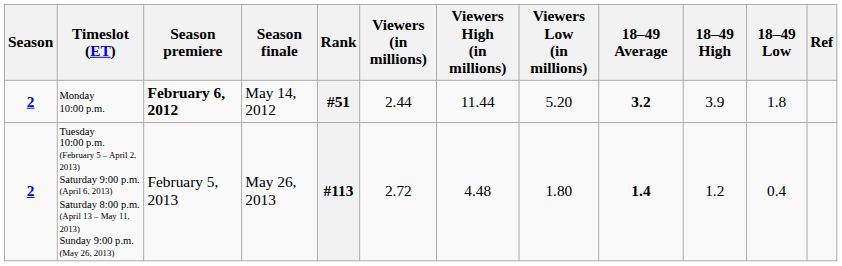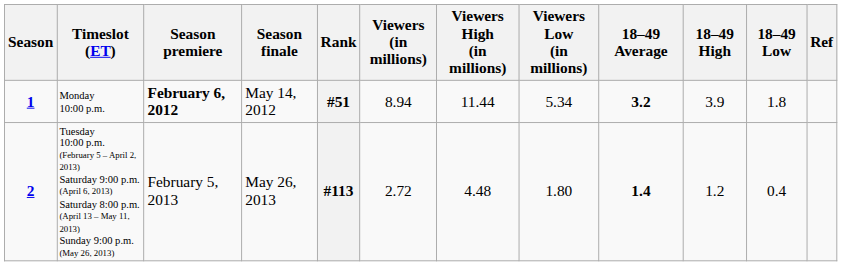(31, 101) 2 -> (31, 101) 1
(398, 101) 2.44 -> (398, 101) 8.94
(559, 101) 5.20 -> (559, 101) 5.34
